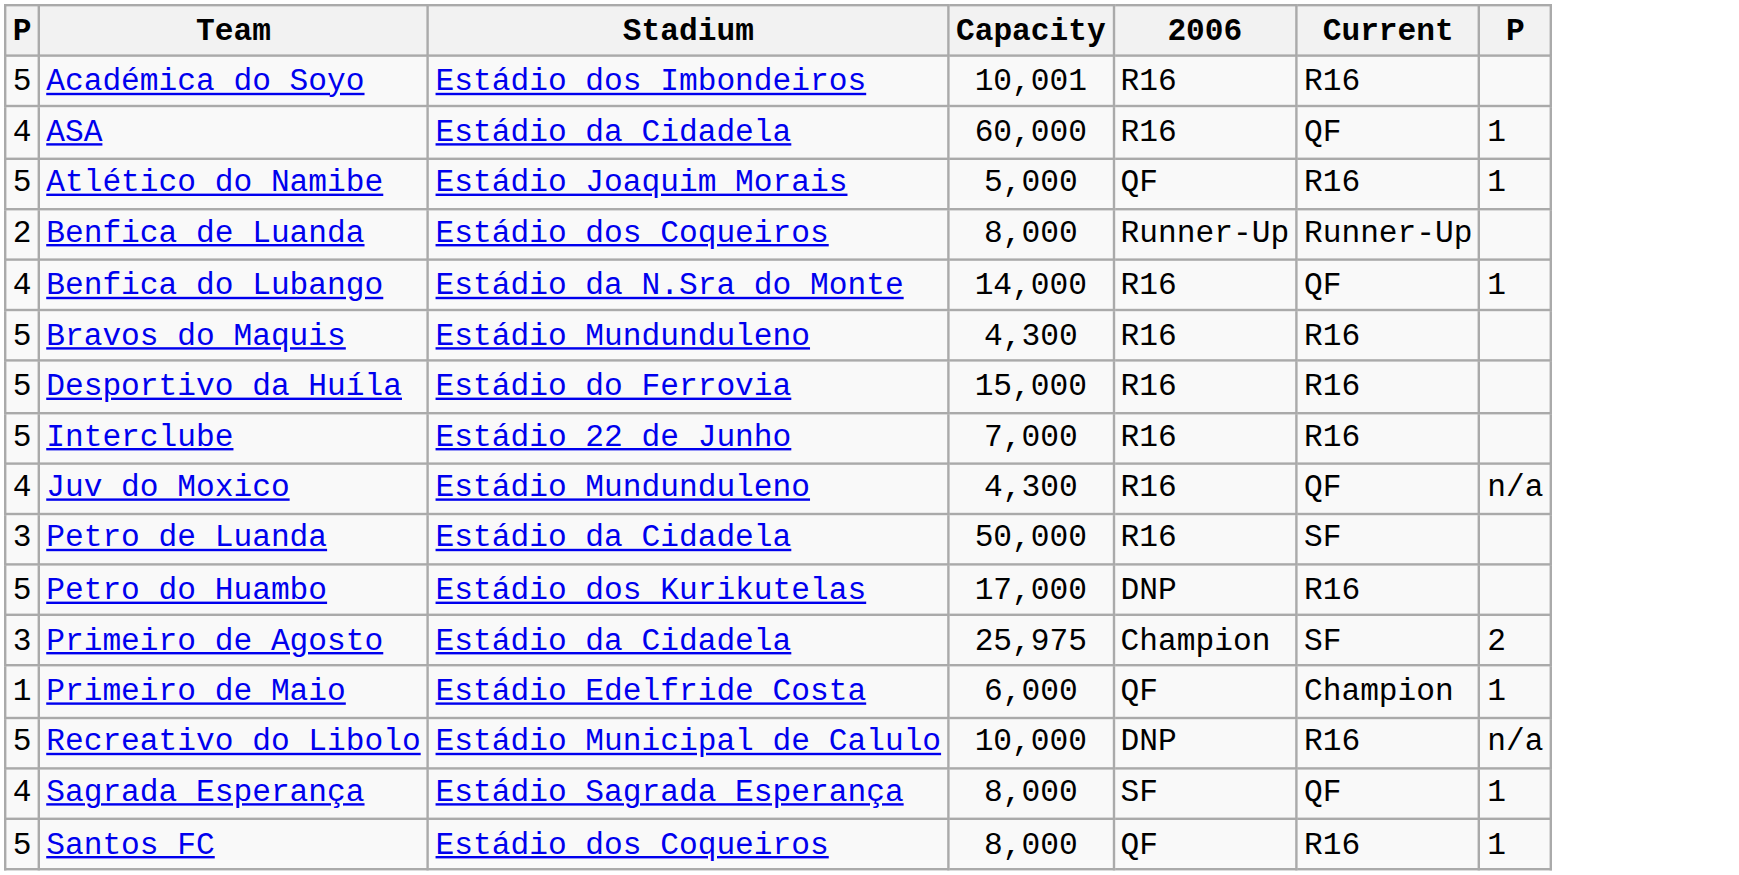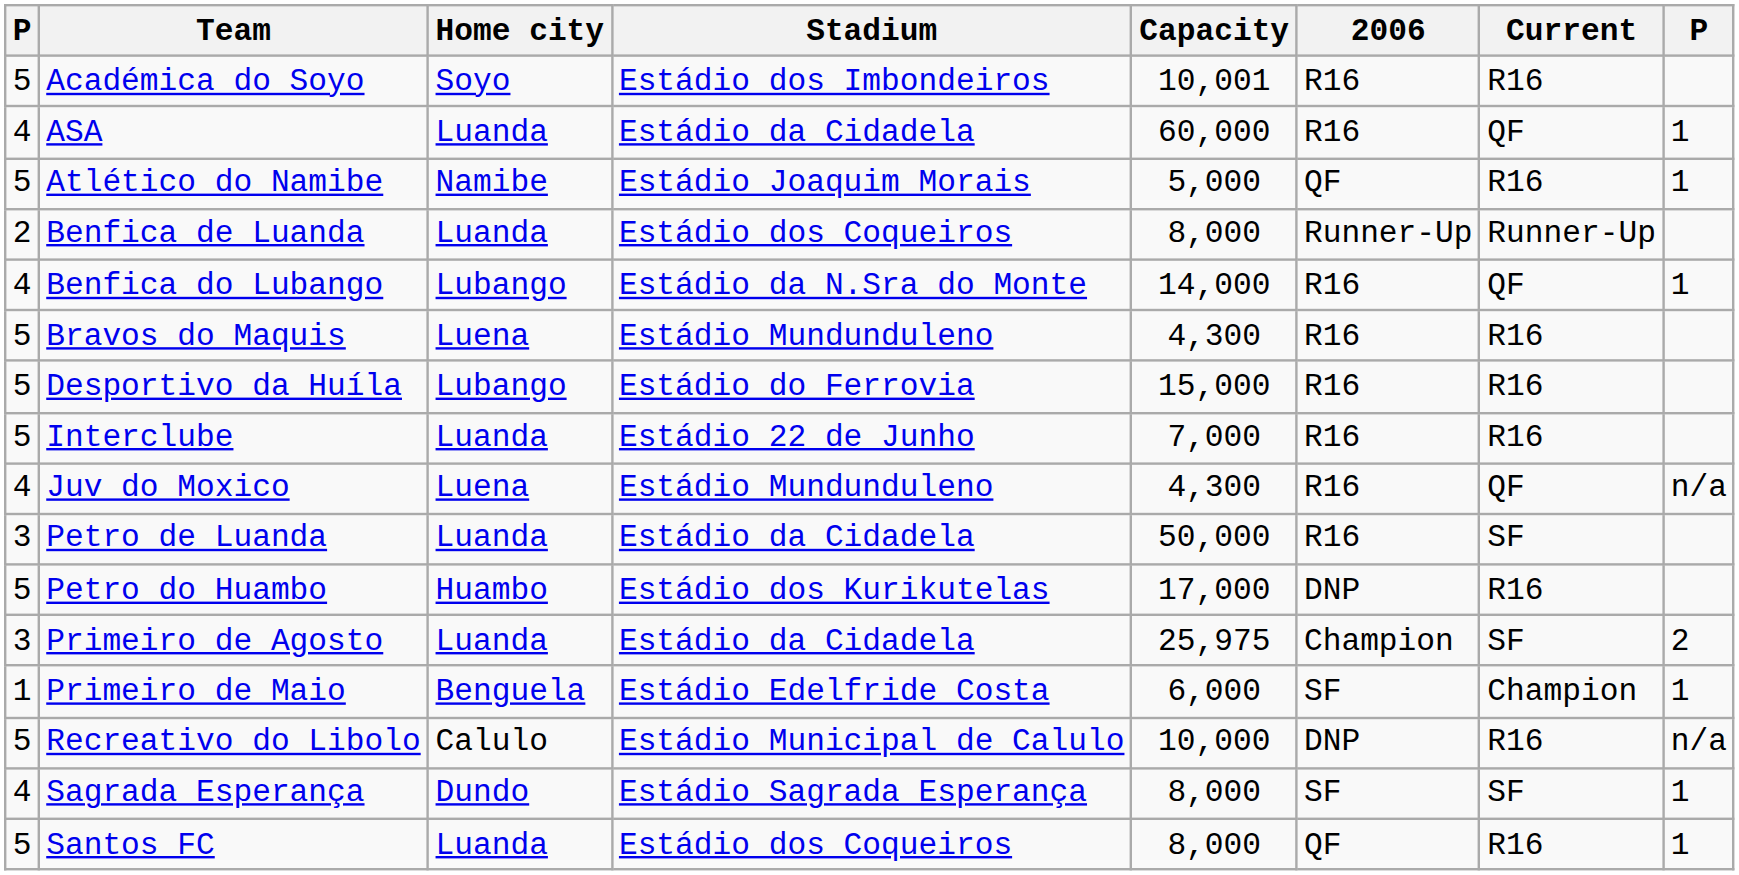+ column: (520, 31)
(1139, 692) QF -> (1323, 692) SF
(1323, 793) QF -> (1506, 793) SF
